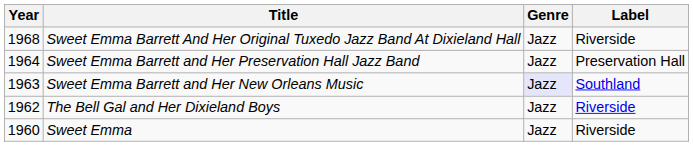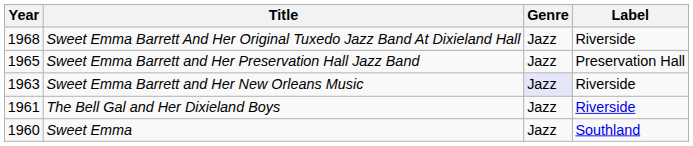(24, 61) 1964 -> (24, 61) 1965
(608, 84) Southland -> (605, 84) Riverside
(24, 107) 1962 -> (24, 107) 1961
(605, 130) Riverside -> (608, 130) Southland
